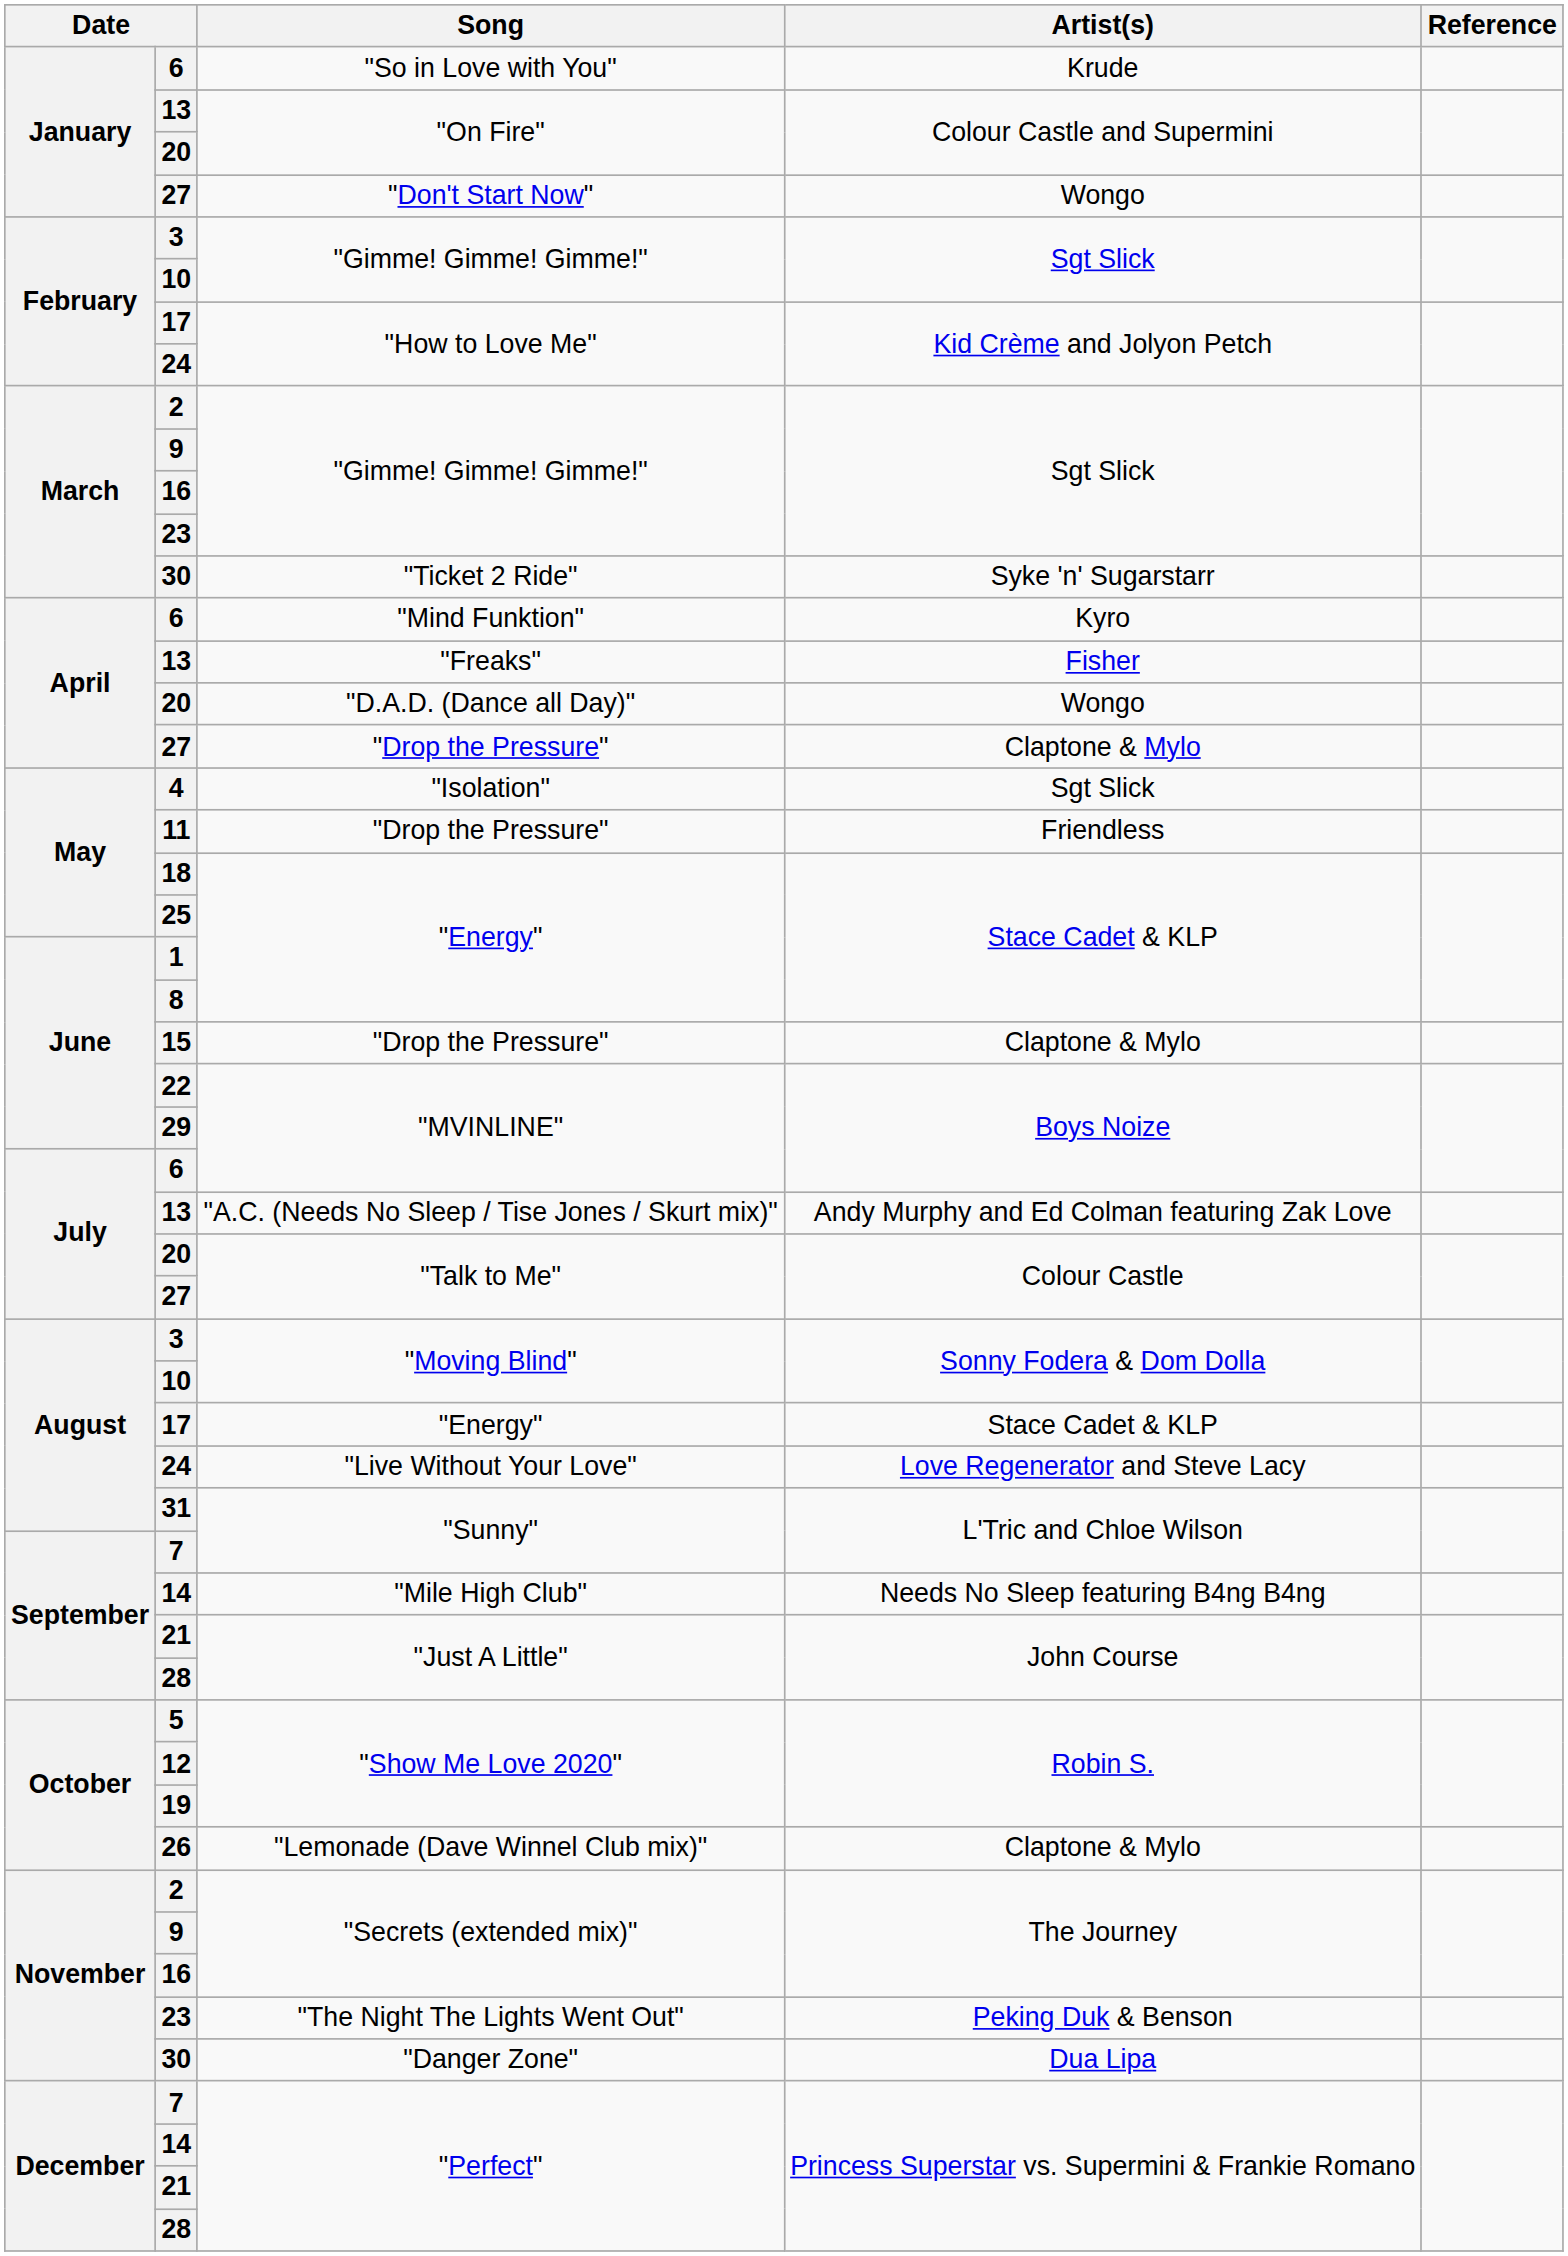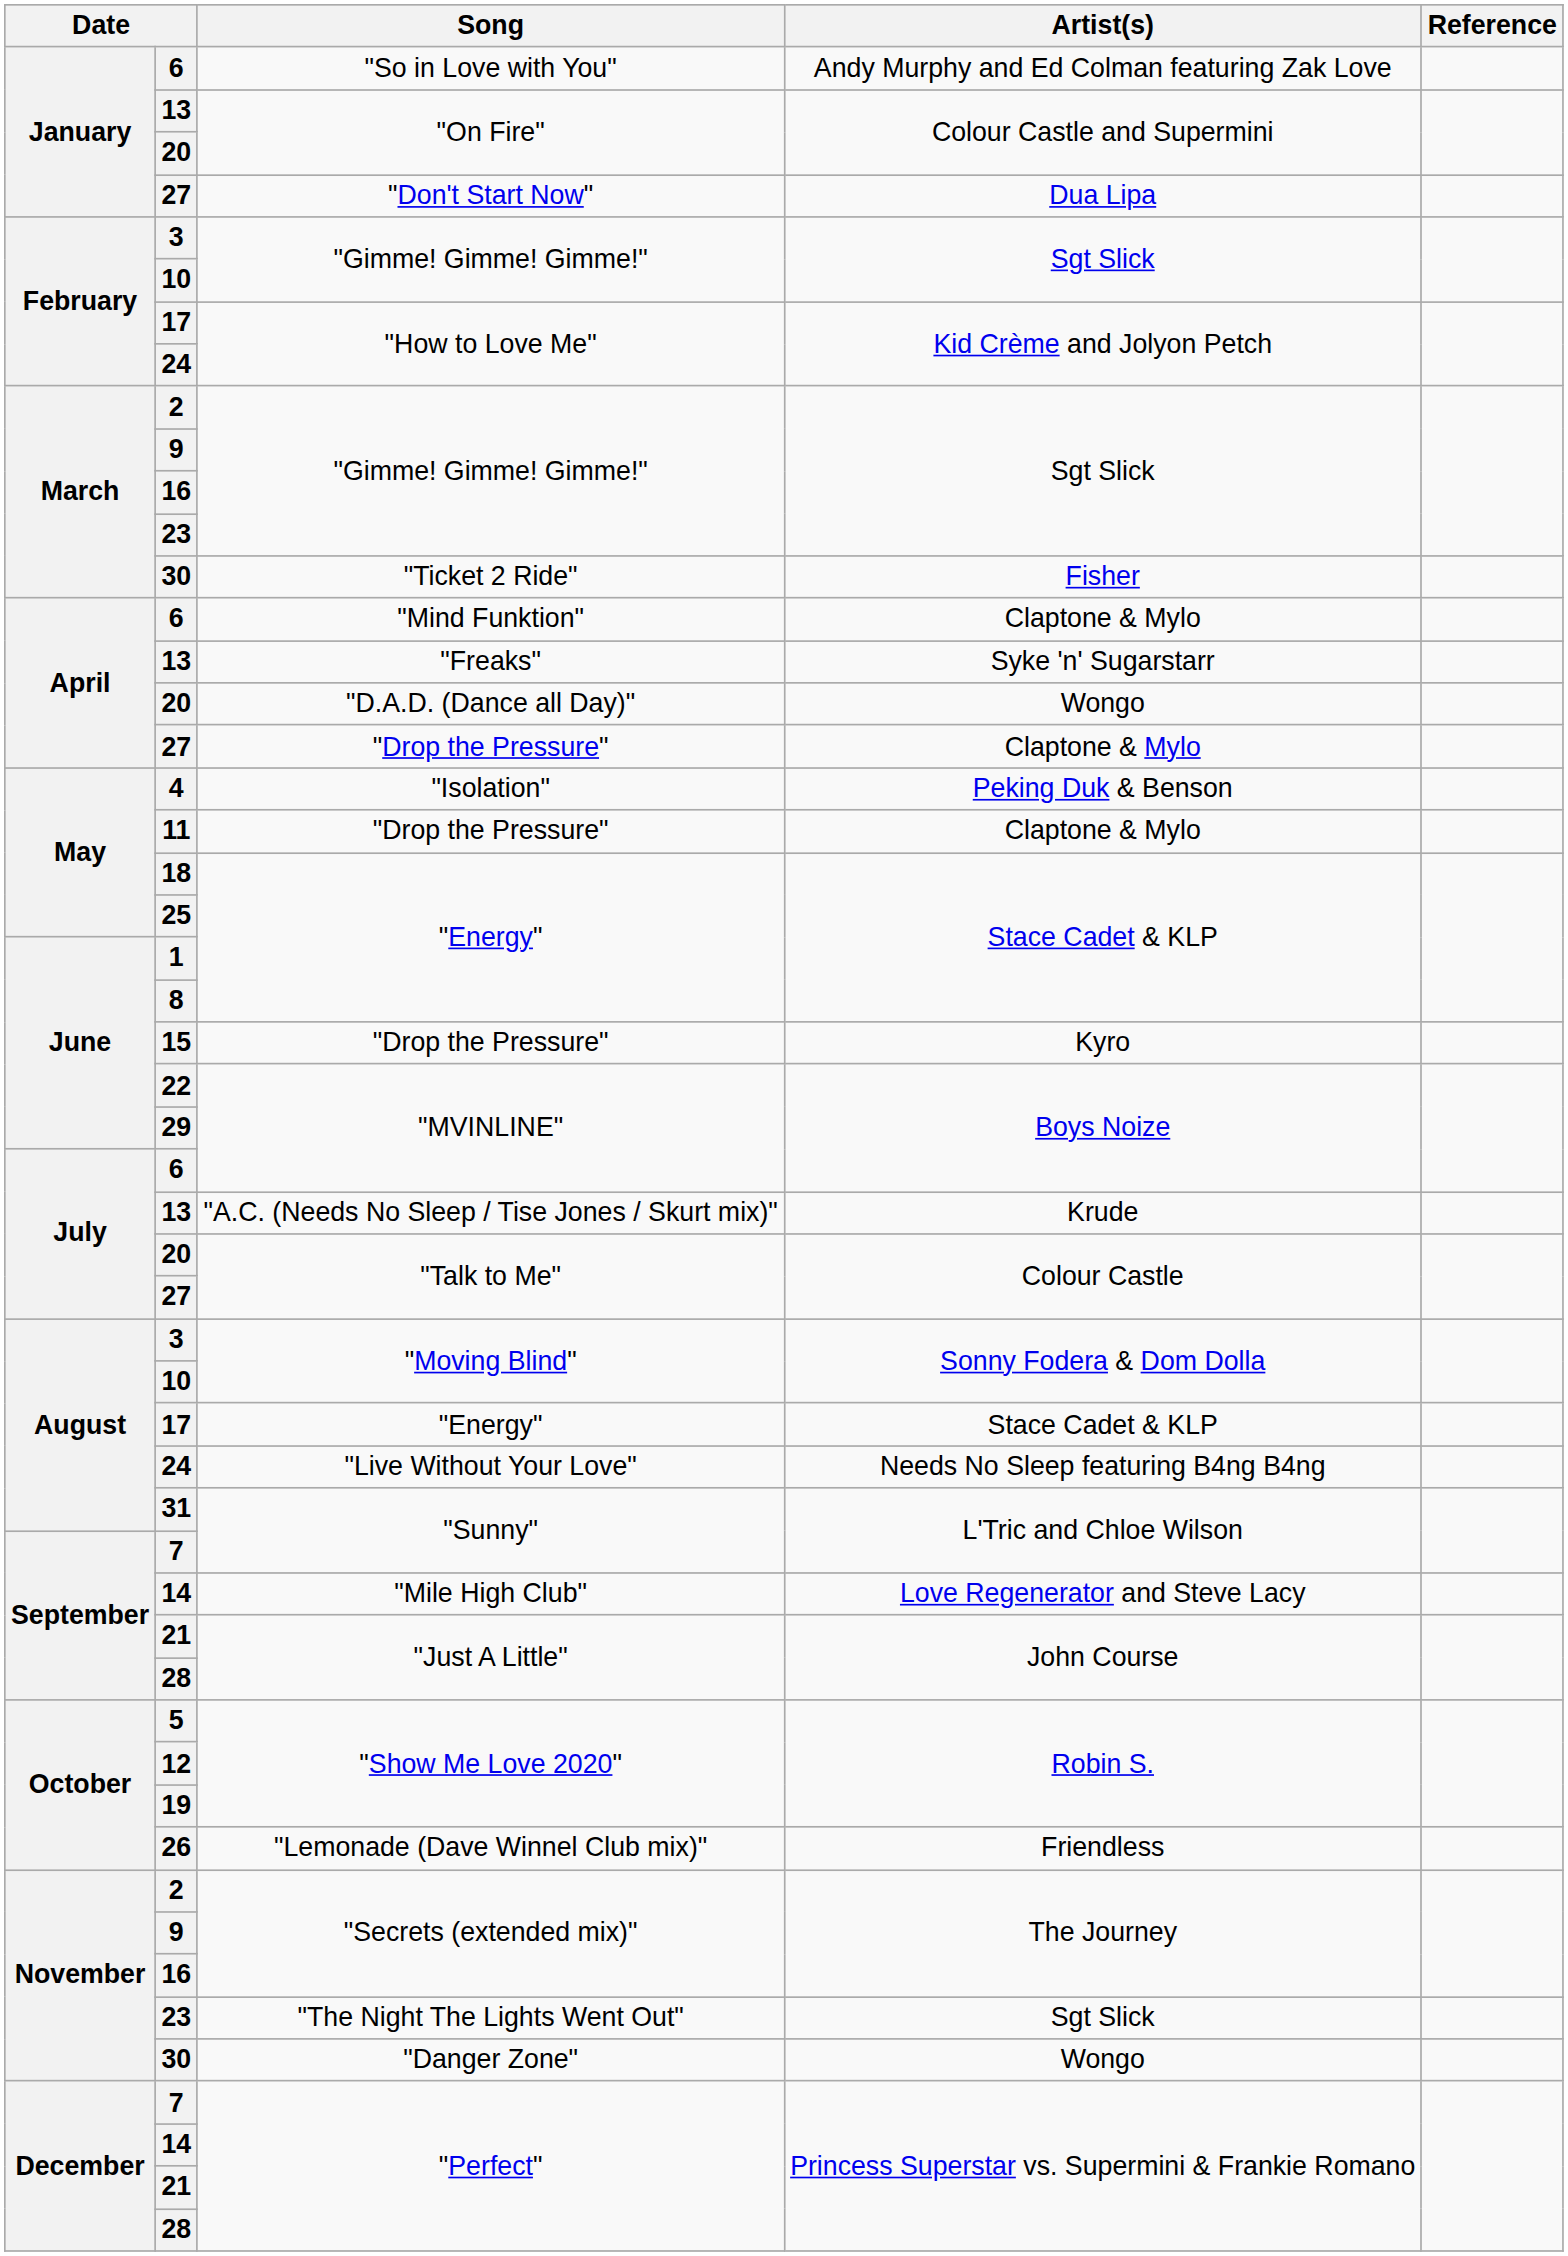(1103, 68) Krude -> (1103, 68) Andy Murphy and Ed Colman featuring Zak Love
(1103, 195) Wongo -> (1103, 195) Dua Lipa
(1103, 576) Syke 'n' Sugarstarr -> (1103, 576) Fisher
(1103, 618) Kyro -> (1103, 618) Claptone & Mylo
(1103, 661) Fisher -> (1103, 661) Syke 'n' Sugarstarr
(1103, 788) Sgt Slick -> (1103, 788) Peking Duk & Benson
(1103, 830) Friendless -> (1103, 830) Claptone & Mylo
(1103, 1042) Claptone & Mylo -> (1103, 1042) Kyro
(1103, 1212) Andy Murphy and Ed Colman featuring Zak Love -> (1103, 1212) Krude
(1103, 1466) Love Regenerator and Steve Lacy -> (1103, 1466) Needs No Sleep featuring B4ng B4ng
(1103, 1593) Needs No Sleep featuring B4ng B4ng -> (1103, 1593) Love Regenerator and Steve Lacy
(1103, 1847) Claptone & Mylo -> (1103, 1847) Friendless
(1103, 2017) Peking Duk & Benson -> (1103, 2017) Sgt Slick
(1103, 2059) Dua Lipa -> (1103, 2059) Wongo
